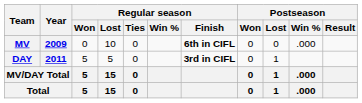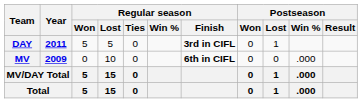rows swapped: (22, 44) <-> (22, 59)
